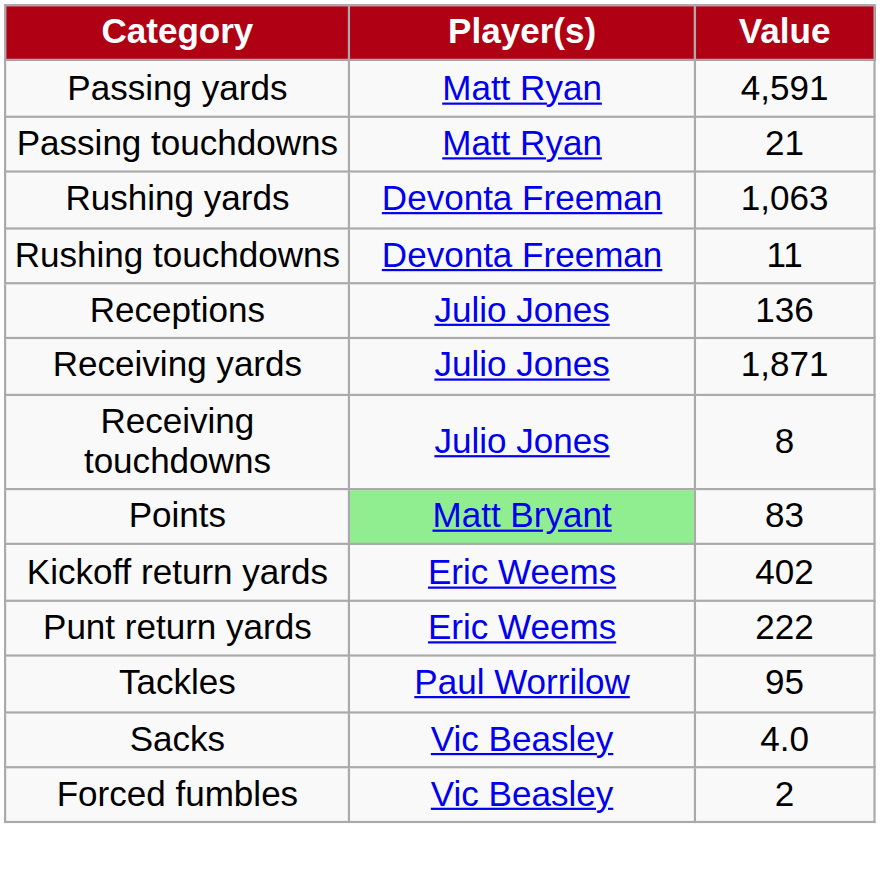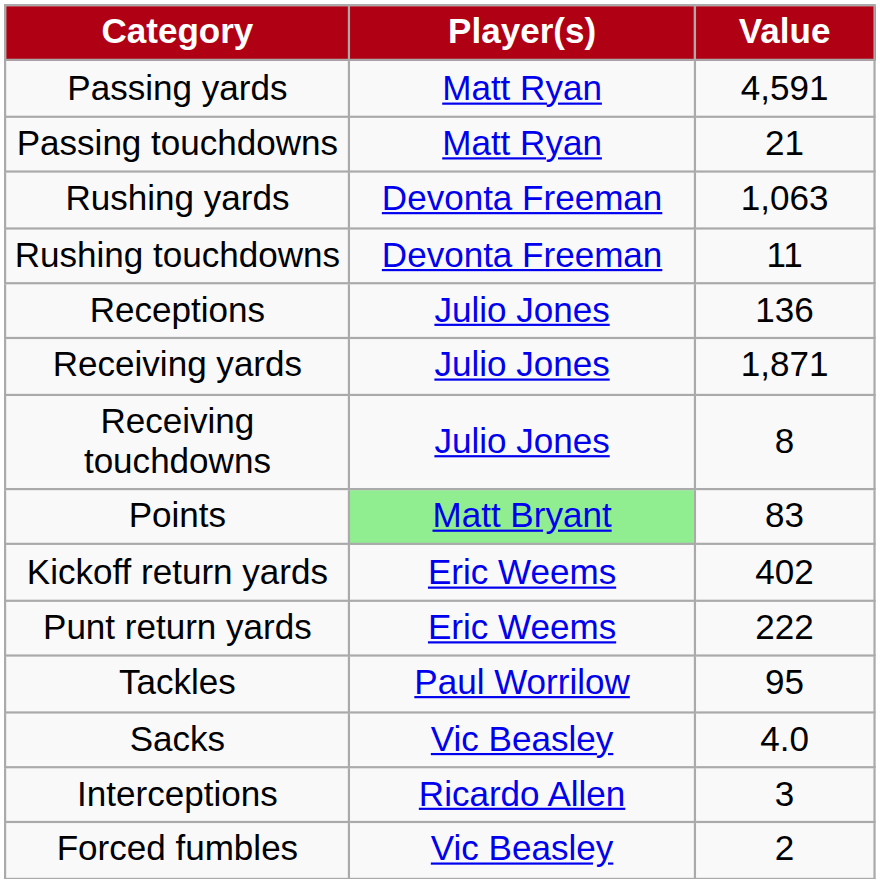+ row: (177, 794)
